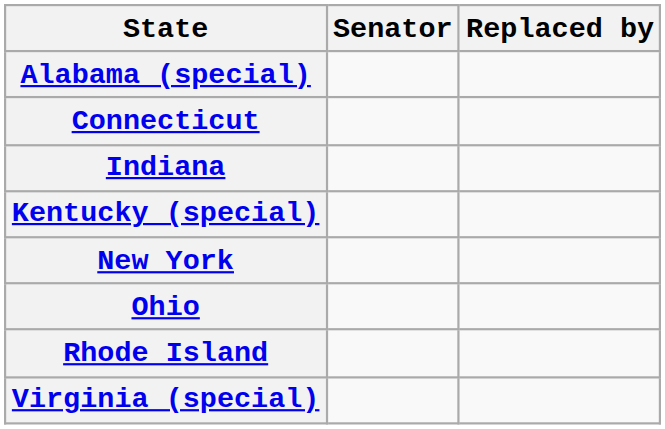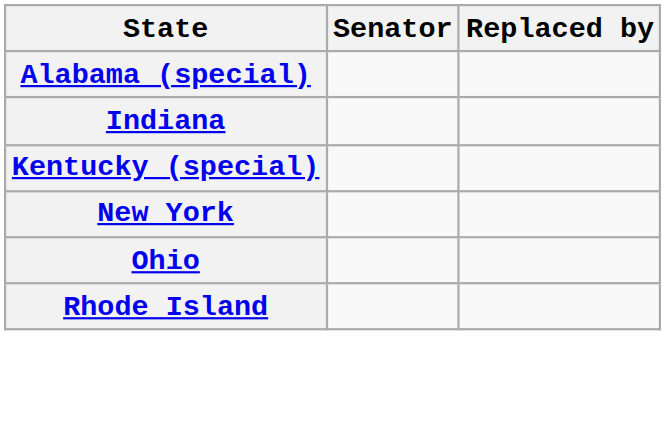- row: (166, 121)
- row: (166, 400)
